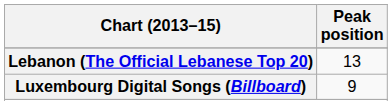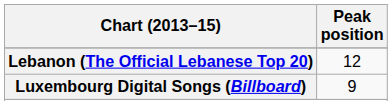(352, 61) 13 -> (352, 61) 12
